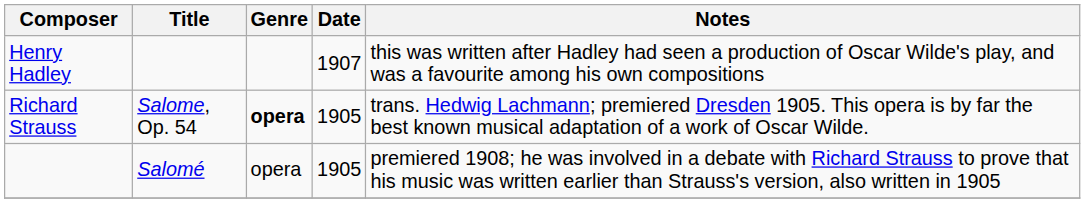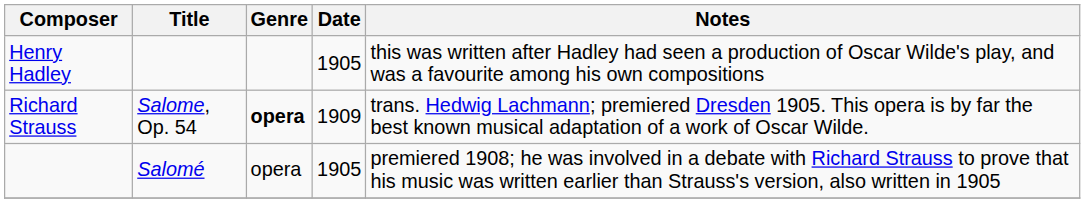(339, 62) 1907 -> (339, 62) 1905
(339, 116) 1905 -> (339, 116) 1909
